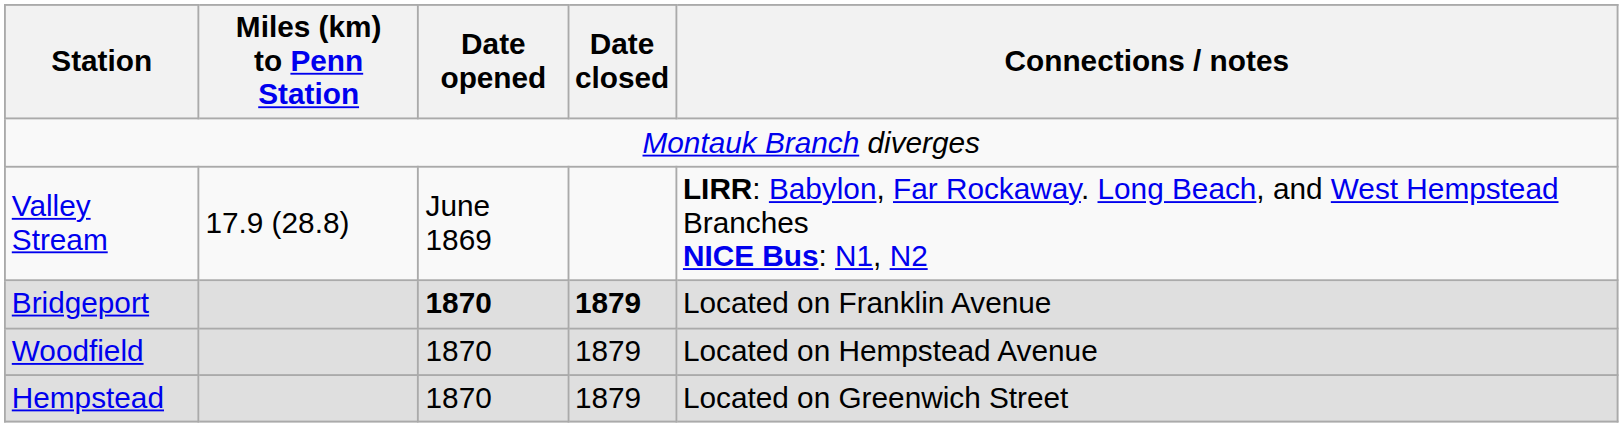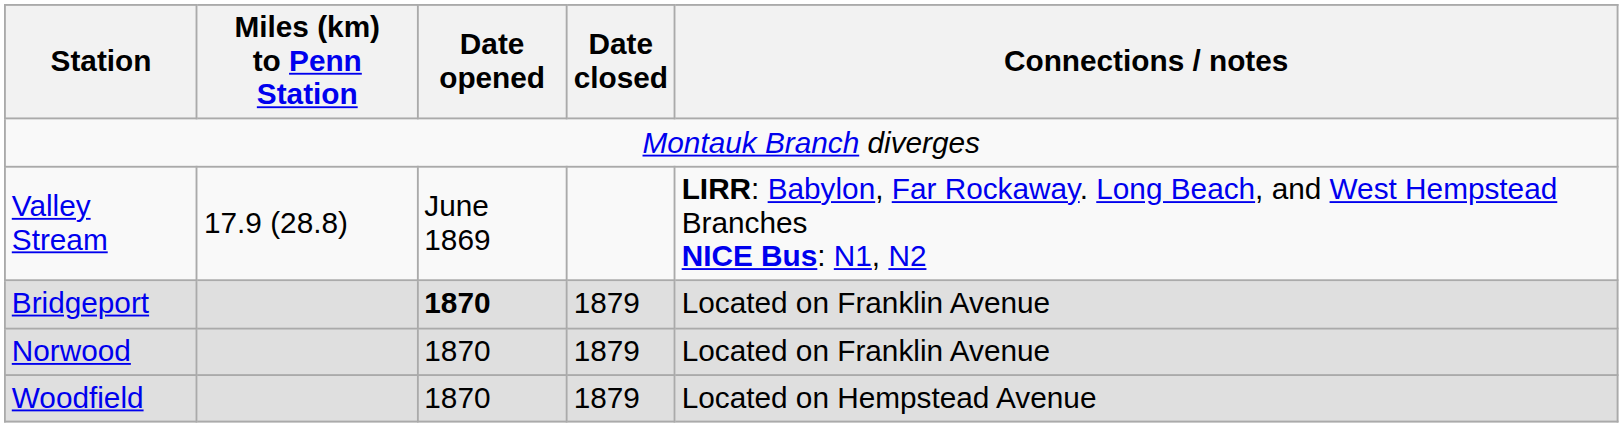(608, 303) bold -> (607, 303) normal
+ row: (71, 350)
- row: (88, 398)
